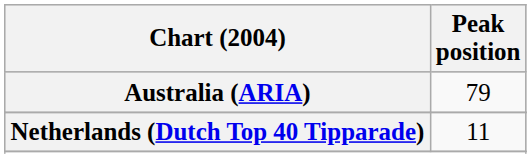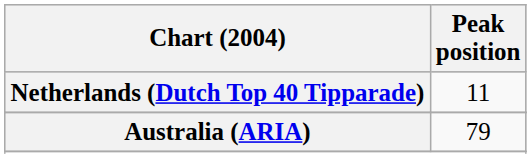rows swapped: (217, 91) <-> (217, 131)
